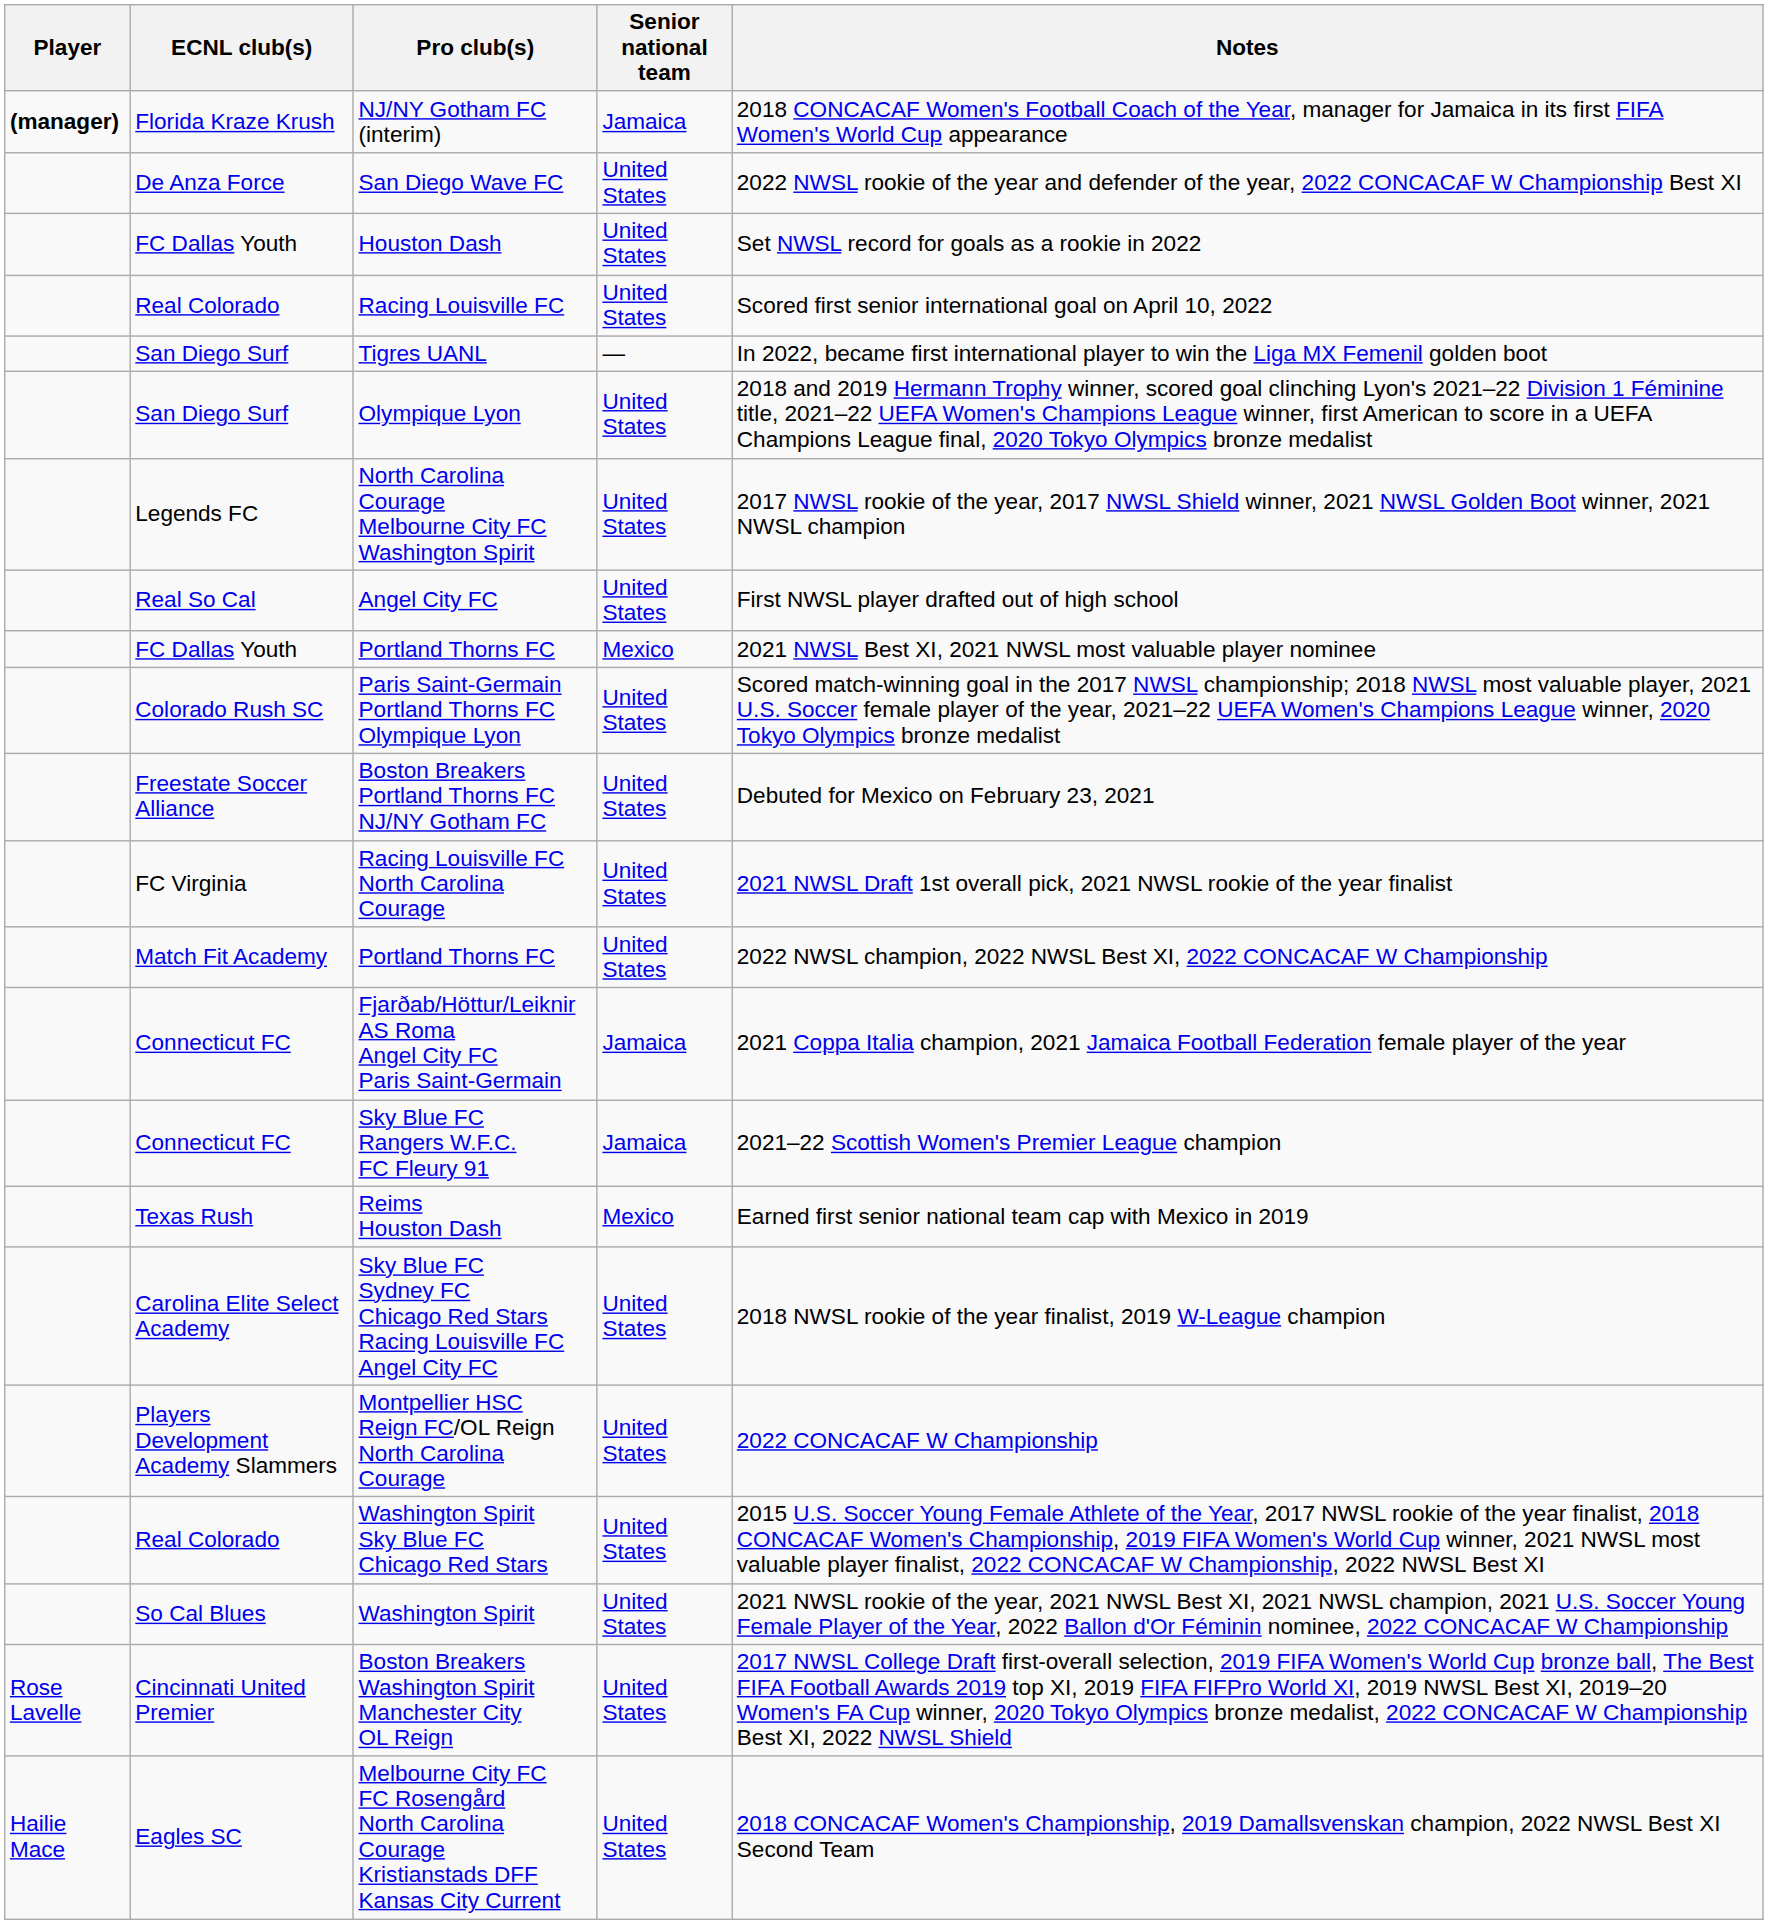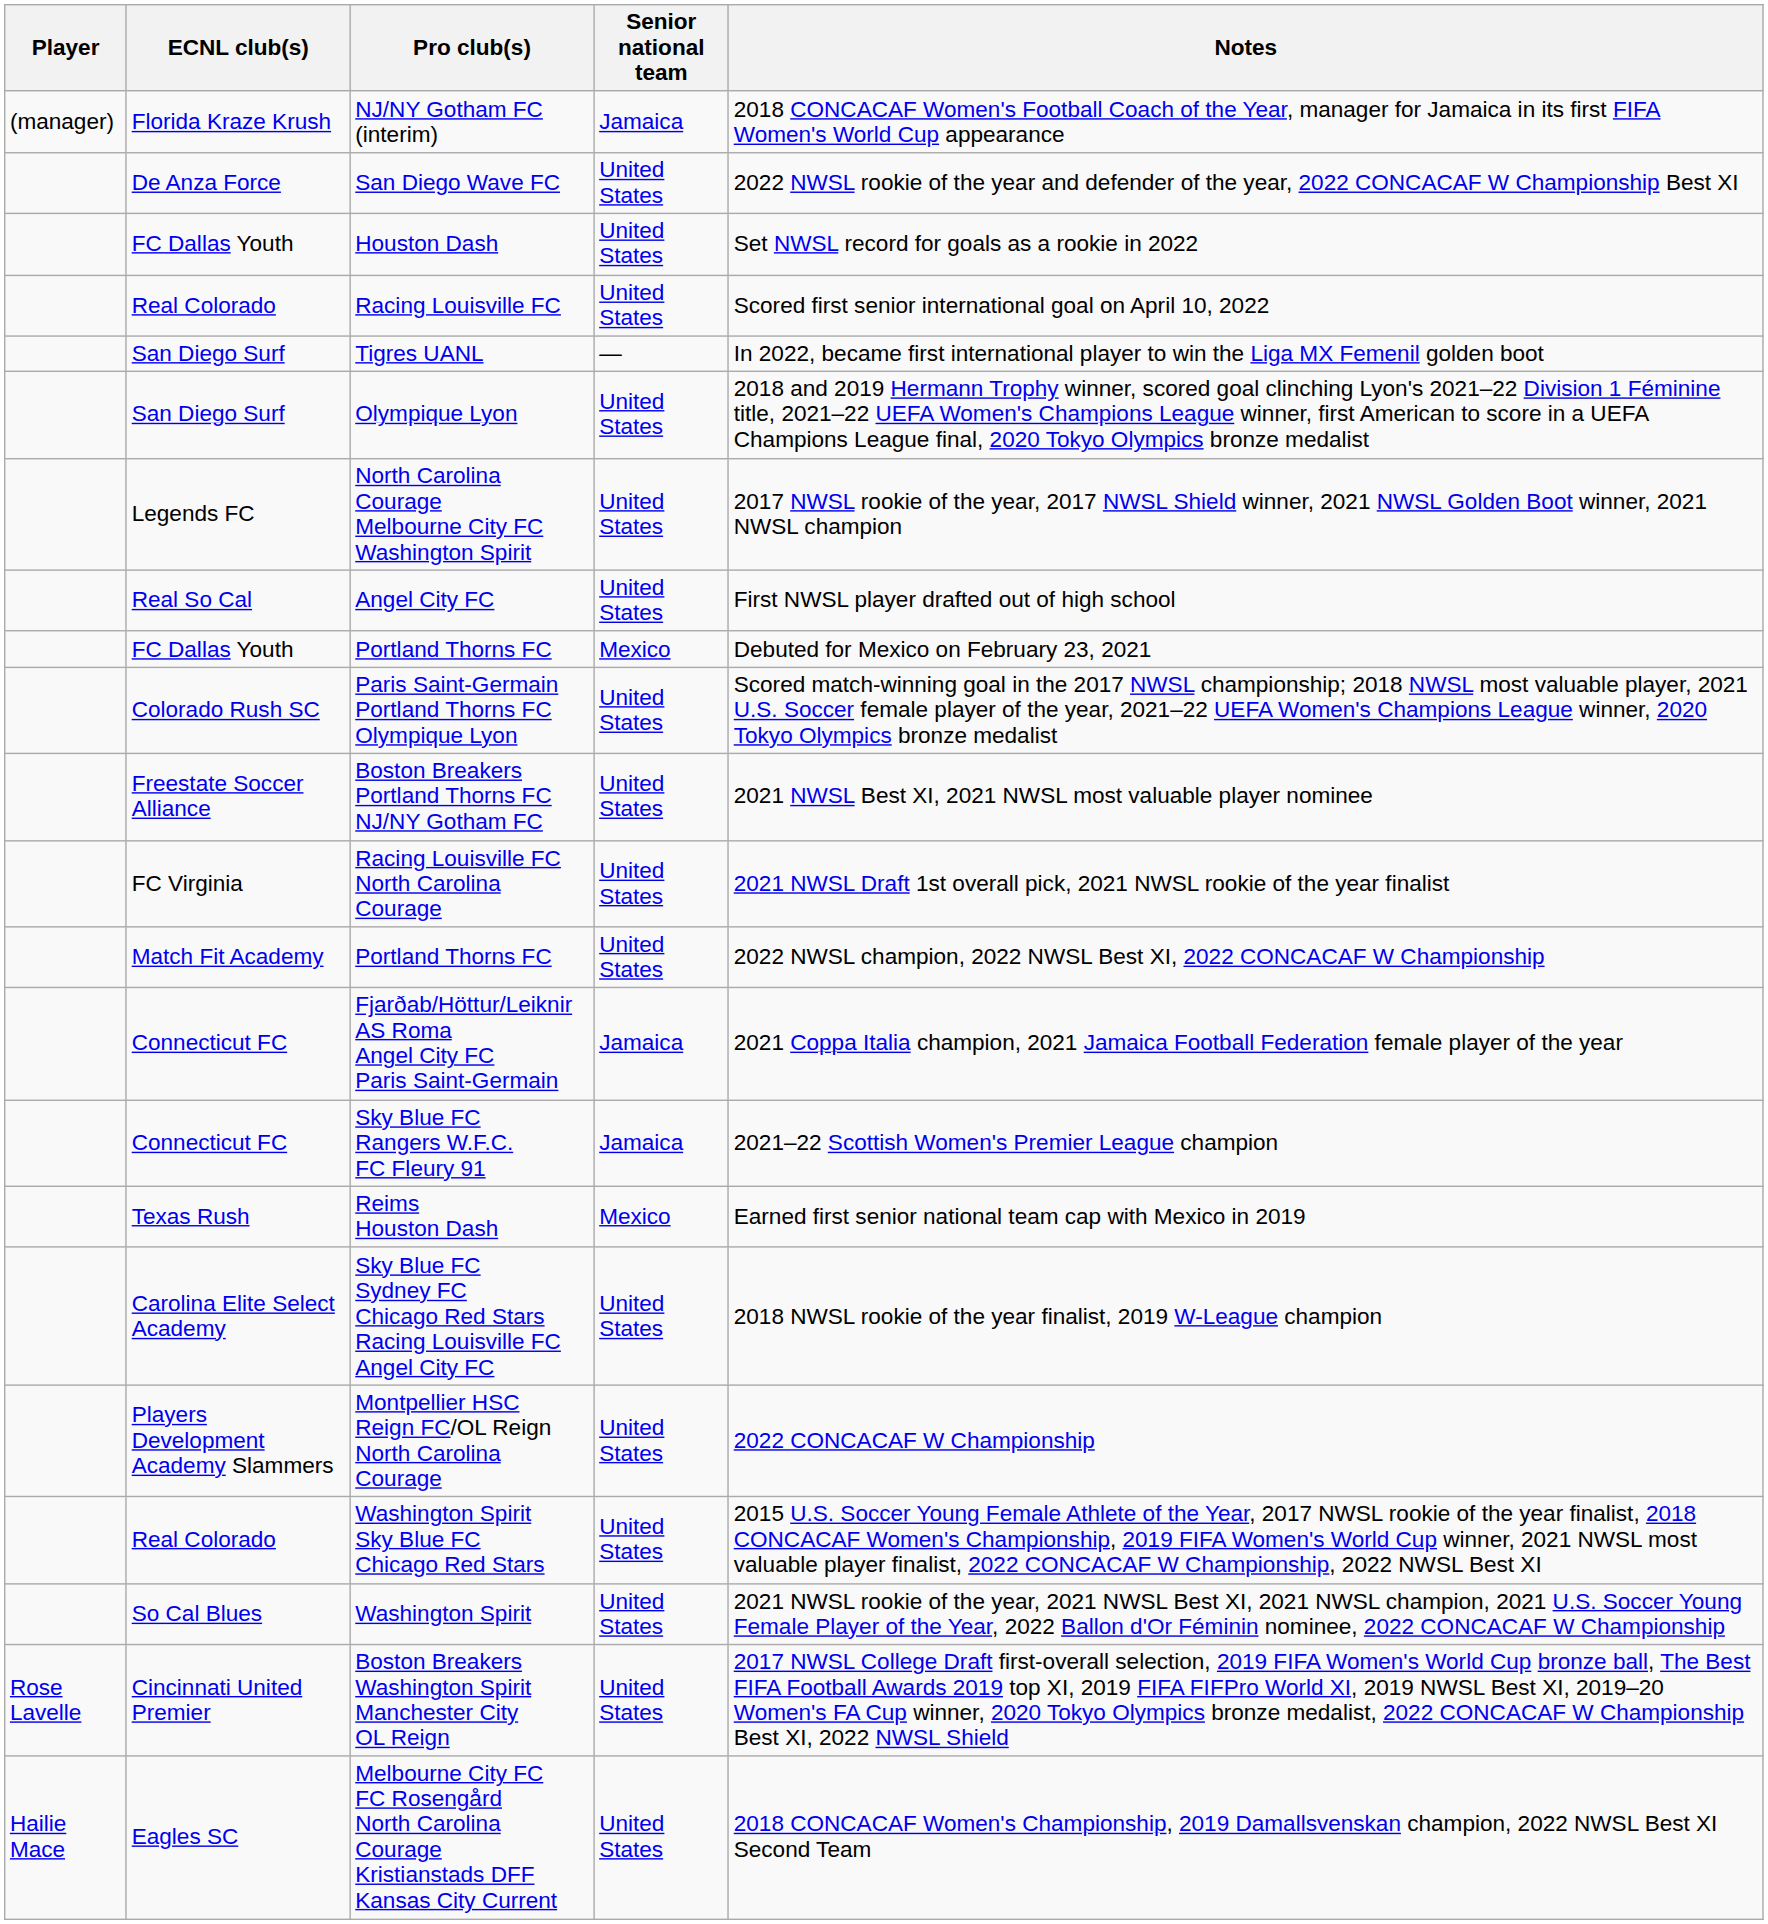(64, 121) bold -> (62, 121) normal
(1056, 648) 2021 NWSL Best XI, 2021 NWSL most valuable player nominee -> (943, 648) Debuted for Mexico on February 23, 2021
(946, 796) Debuted for Mexico on February 23, 2021 -> (1053, 796) 2021 NWSL Best XI, 2021 NWSL most valuable player nominee
